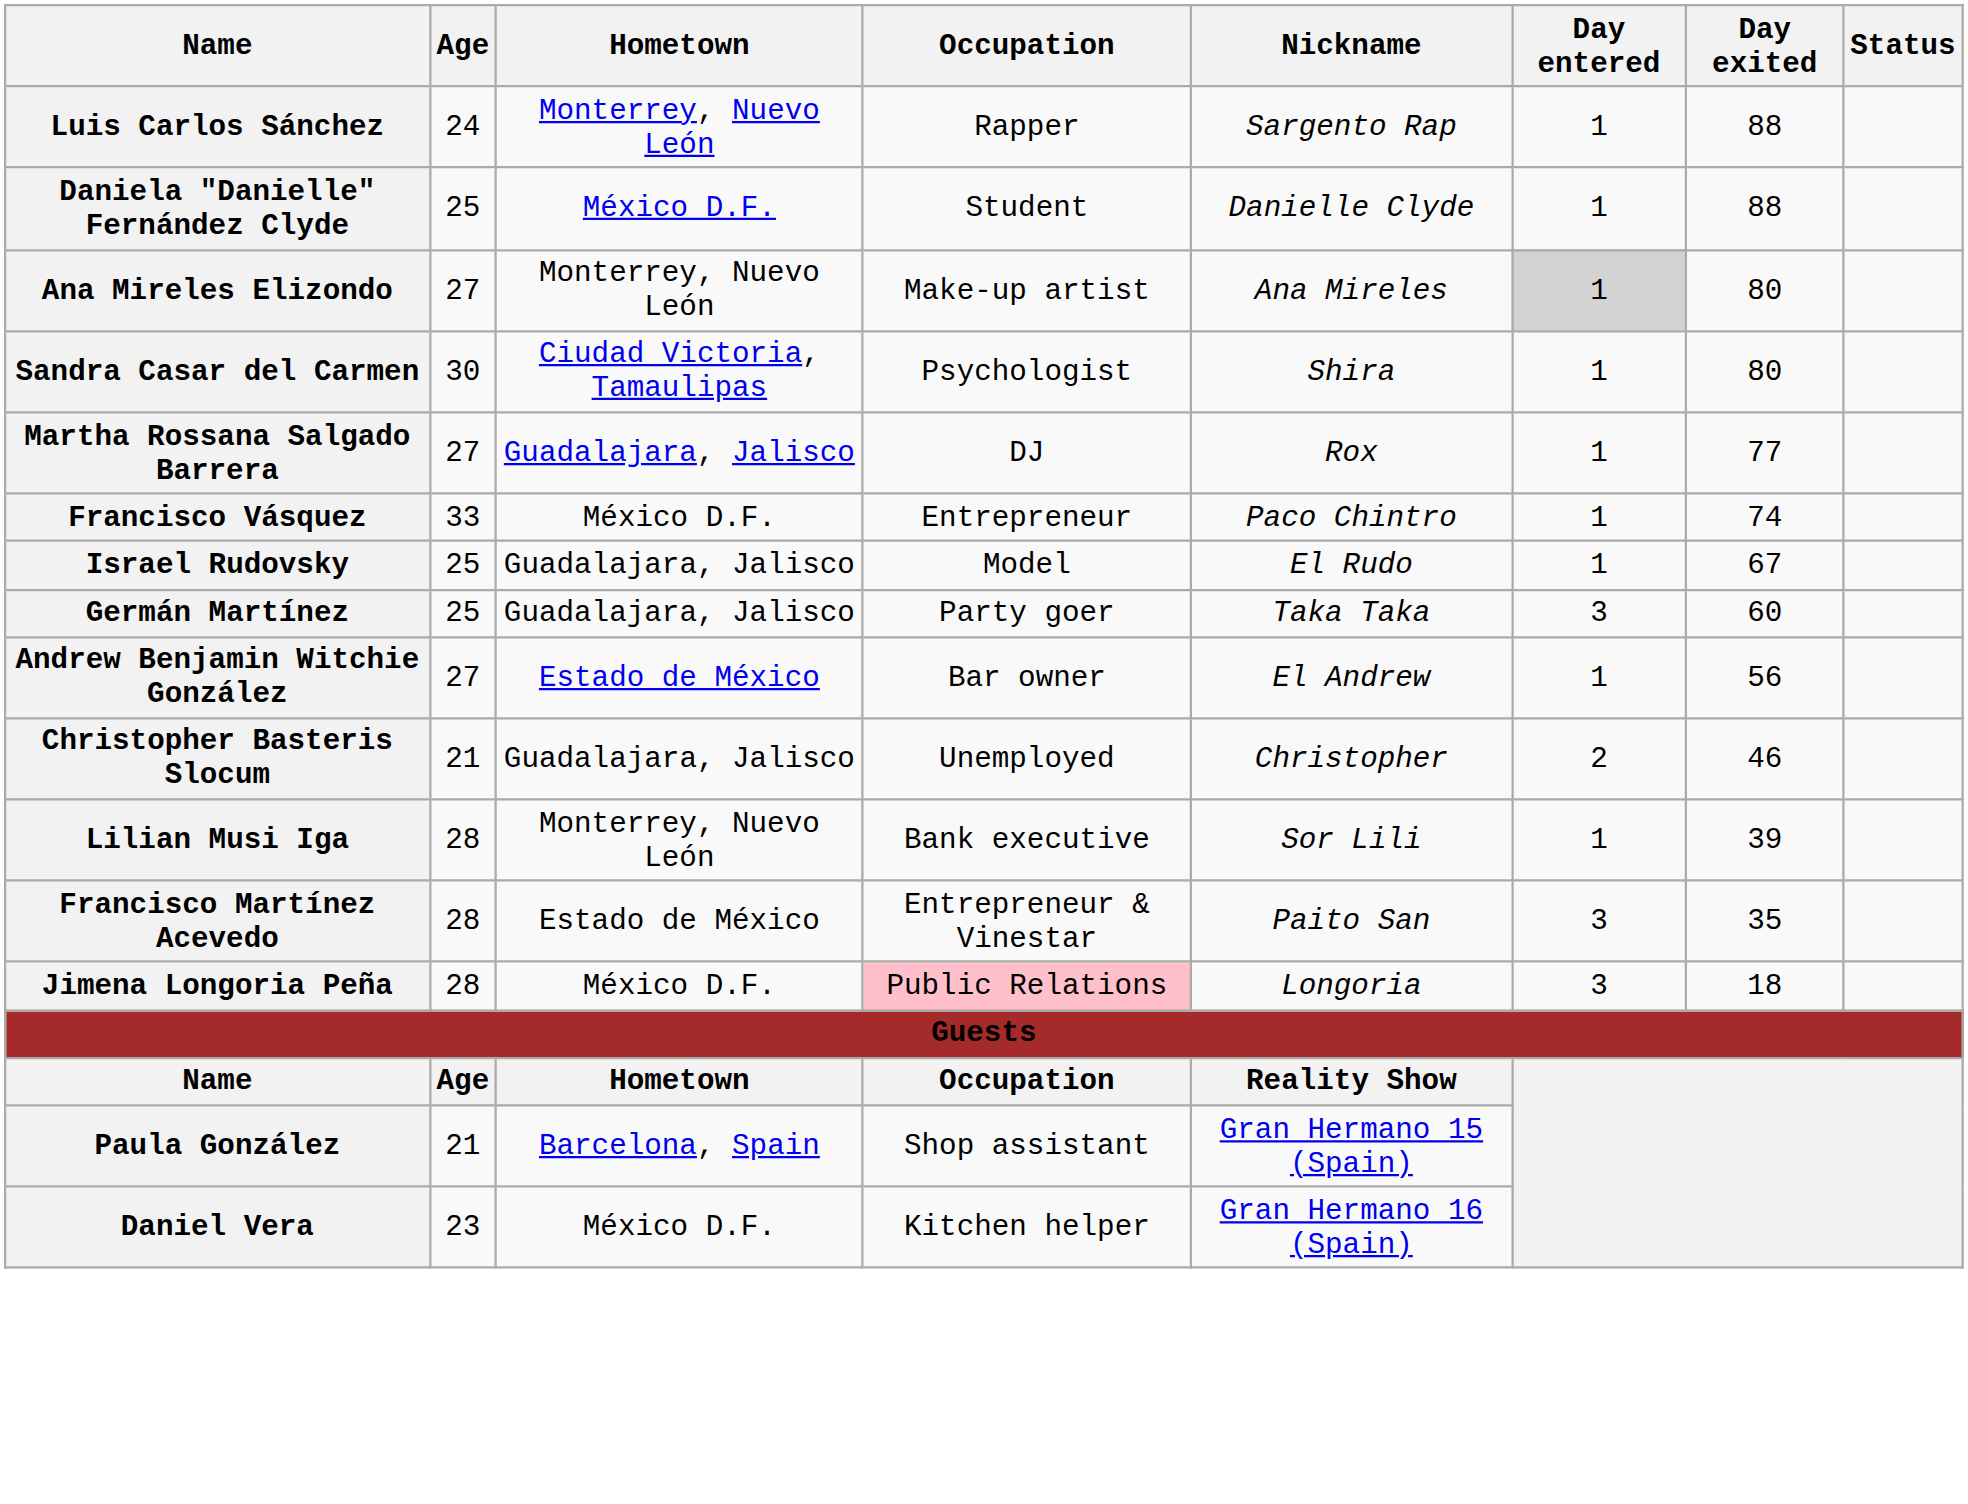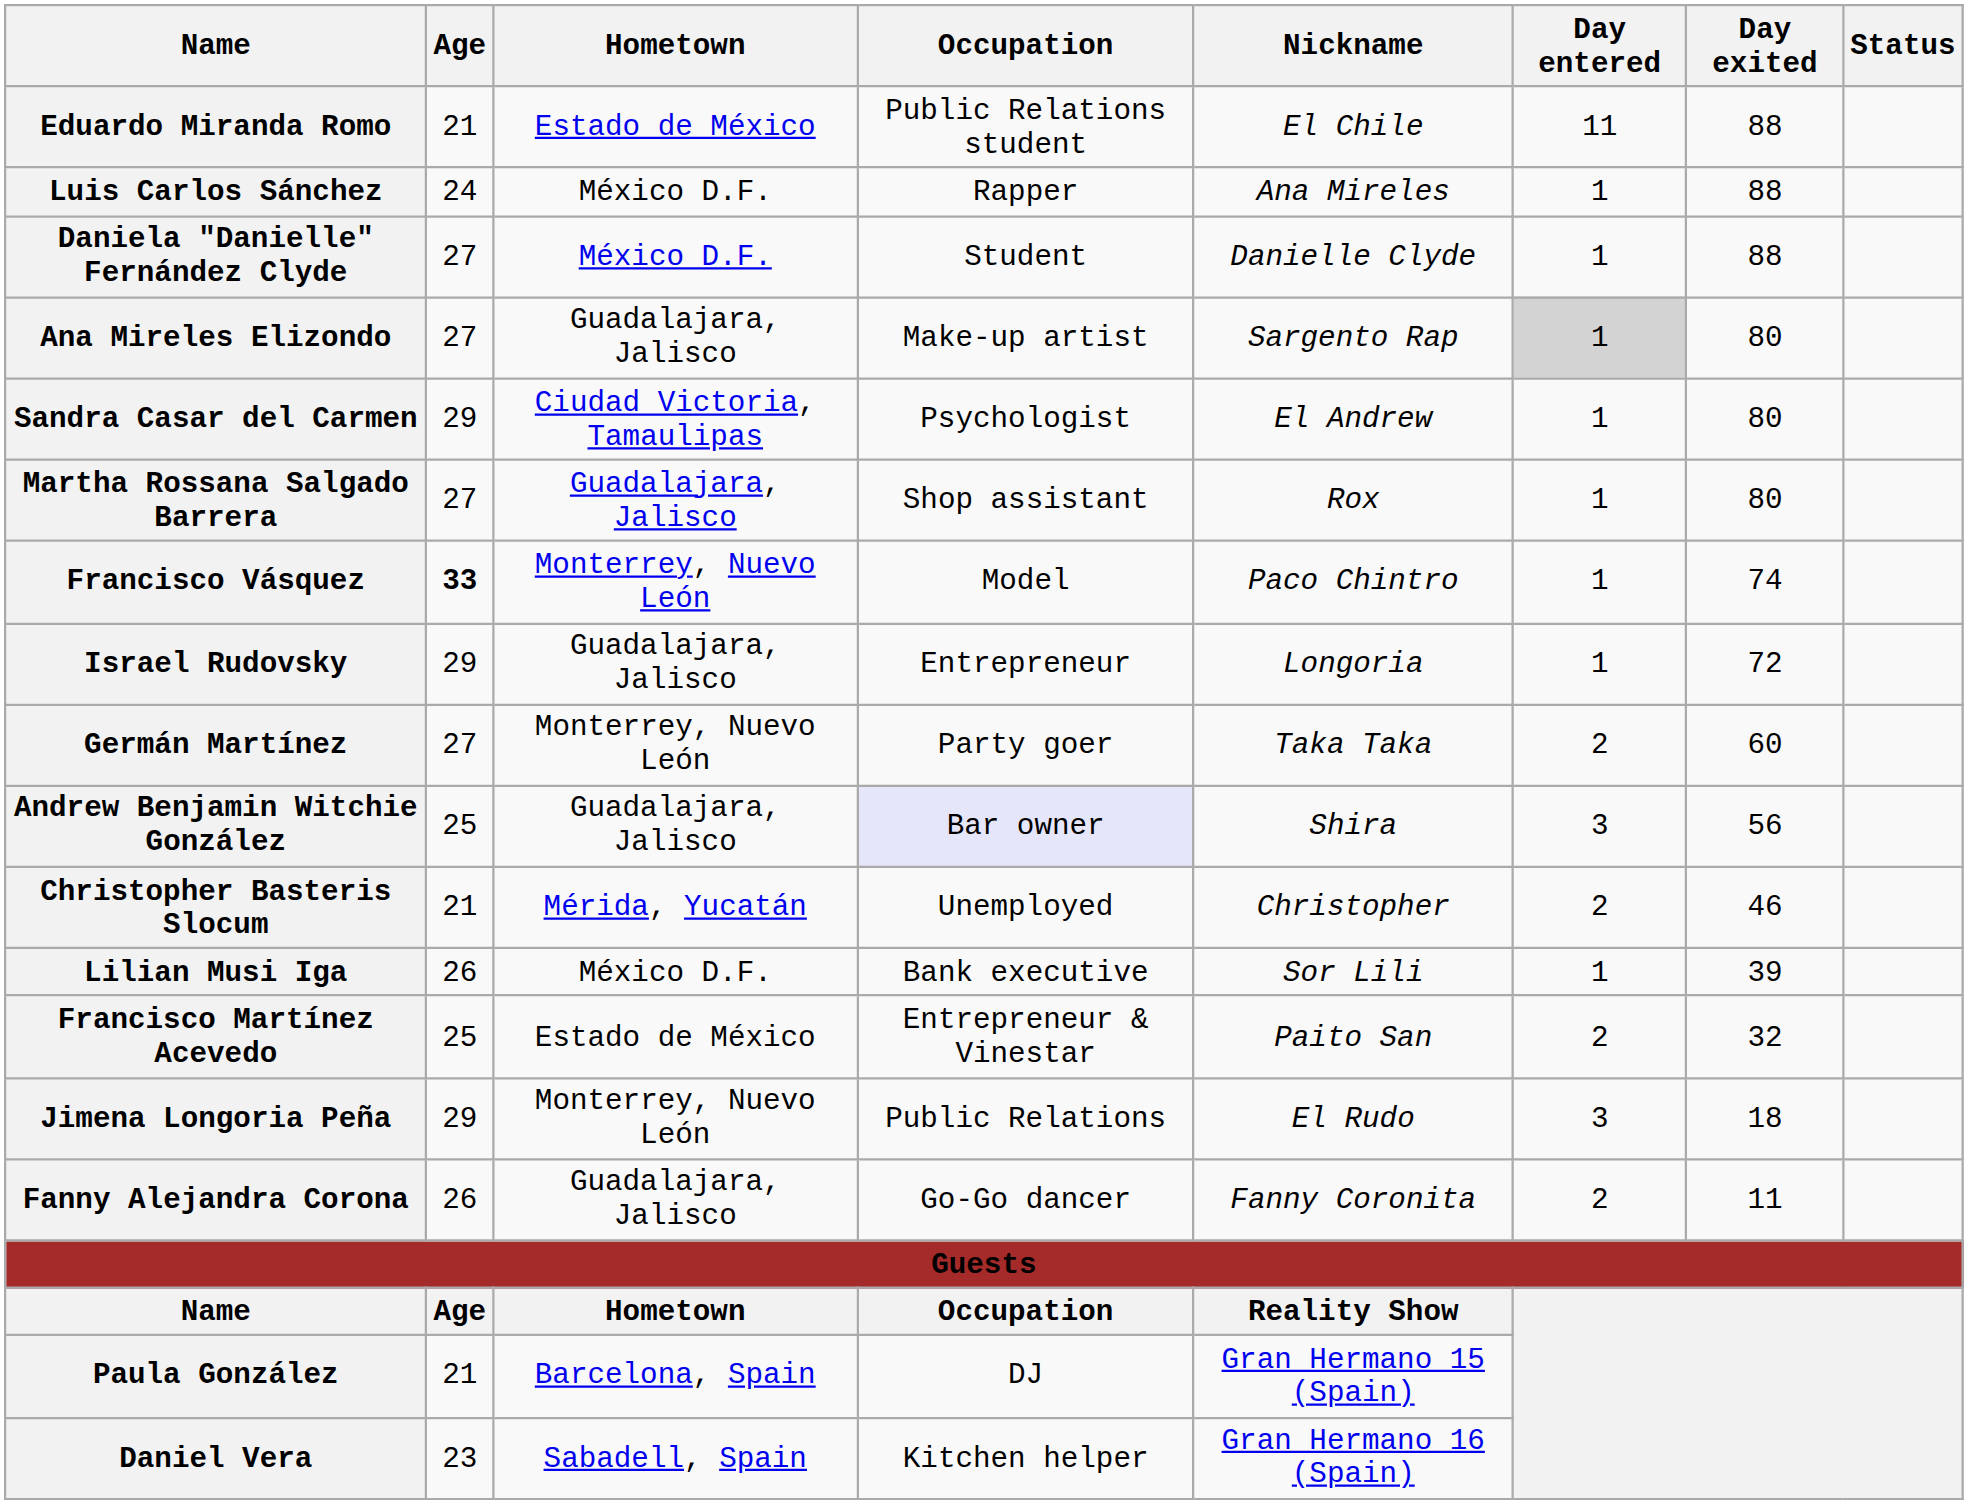+ row: (216, 127)
(679, 127) Monterrey, Nuevo León -> (675, 192) México D.F.
(1351, 127) Sargento Rap -> (1353, 192) Ana Mireles
(463, 209) 25 -> (460, 256) 27
(679, 290) Monterrey, Nuevo León -> (675, 338) Guadalajara, Jalisco
(1351, 290) Ana Mireles -> (1353, 338) Sargento Rap
(463, 372) 30 -> (460, 419) 29
(1351, 372) Shira -> (1353, 419) El Andrew
(1027, 453) DJ -> (1026, 501) Shop assistant
(1765, 453) 77 -> (1765, 501) 80
(463, 517) normal -> (460, 582) bold
(679, 517) México D.F. -> (675, 582) Monterrey, Nuevo León
(1027, 517) Entrepreneur -> (1026, 582) Model
(463, 565) 25 -> (460, 663) 29
(1027, 565) Model -> (1026, 663) Entrepreneur
(1351, 565) El Rudo -> (1353, 663) Longoria
(1765, 565) 67 -> (1765, 663) 72
(463, 613) 25 -> (460, 745) 27
(679, 613) Guadalajara, Jalisco -> (675, 745) Monterrey, Nuevo León
(1599, 613) 3 -> (1600, 745) 2
(463, 677) 27 -> (460, 826) 25
(679, 677) Estado de México -> (675, 826) Guadalajara, Jalisco
(1027, 677) no background -> (1026, 826) lavender background
(1351, 677) El Andrew -> (1353, 826) Shira
(1599, 677) 1 -> (1600, 826) 3
(679, 759) Guadalajara, Jalisco -> (675, 908) Mérida, Yucatán
(463, 840) 28 -> (460, 972) 26
(679, 840) Monterrey, Nuevo León -> (675, 972) México D.F.
(463, 922) 28 -> (460, 1037) 25
(1599, 922) 3 -> (1600, 1037) 2
(1765, 922) 35 -> (1765, 1037) 32
(463, 986) 28 -> (460, 1118) 29
(679, 986) México D.F. -> (675, 1118) Monterrey, Nuevo León
(1027, 986) pink background -> (1026, 1118) no background
(1351, 986) Longoria -> (1353, 1118) El Rudo
+ row: (216, 1200)
(1027, 1146) Shop assistant -> (1026, 1376) DJ
(679, 1228) México D.F. -> (675, 1458) Sabadell, Spain
